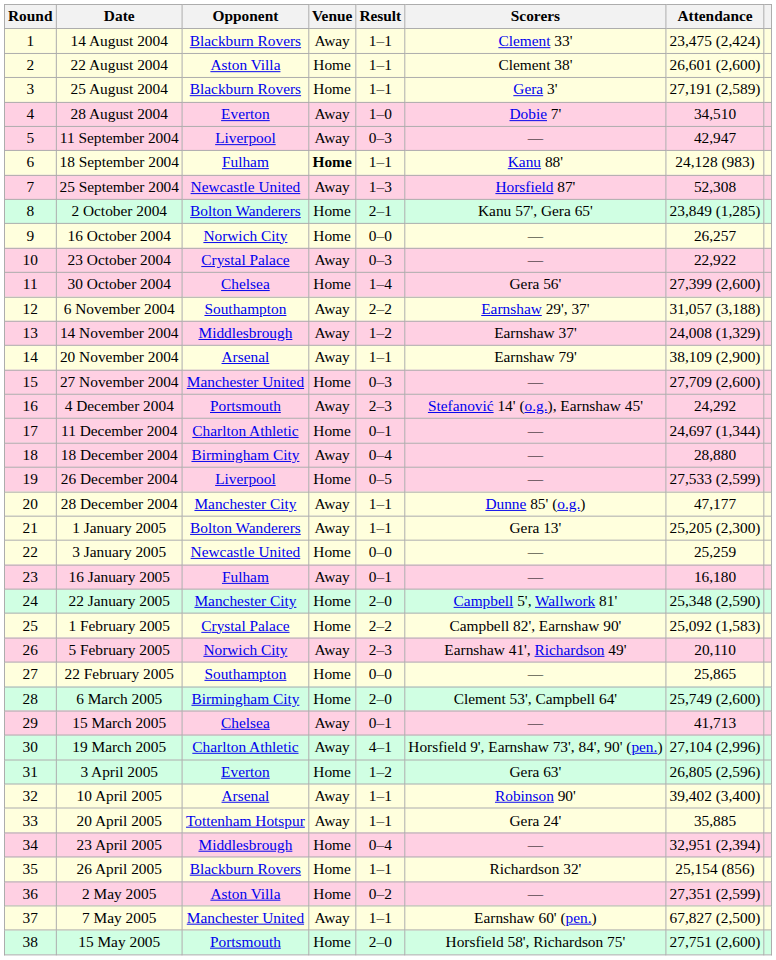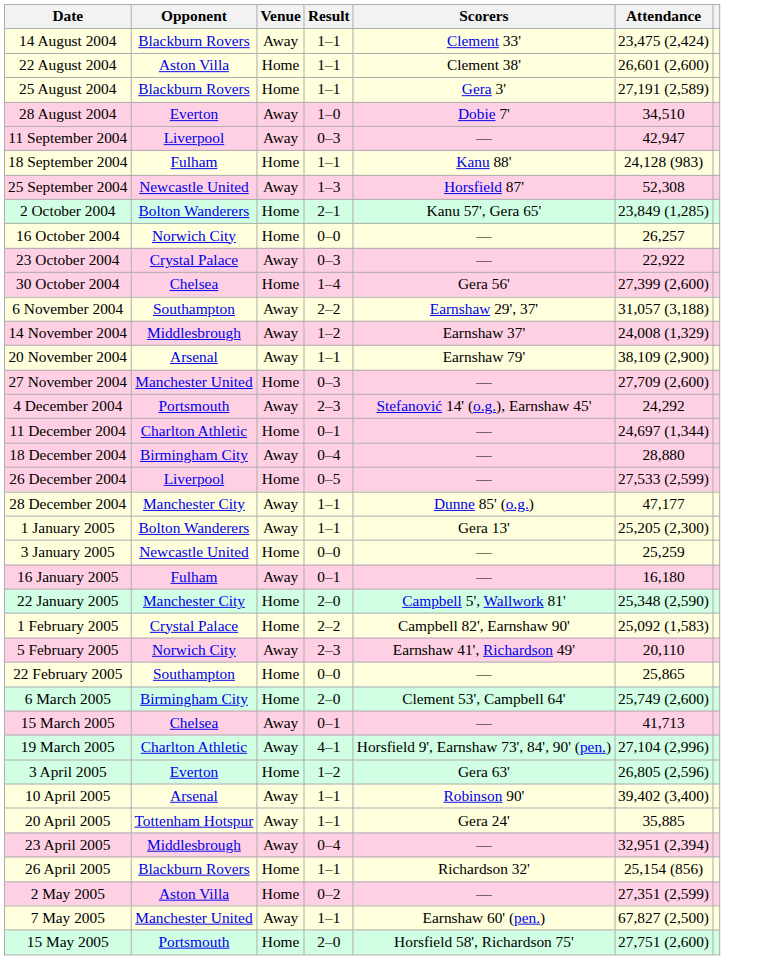- column: (30, 16)
(332, 162) bold -> (281, 162) normal
(332, 844) Home -> (281, 844) Away
